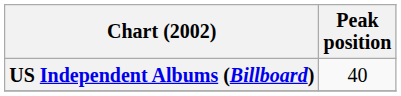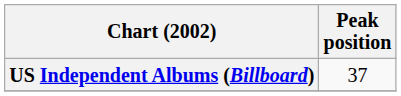(357, 74) 40 -> (357, 74) 37
